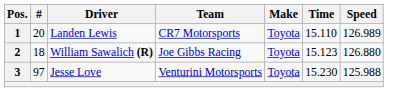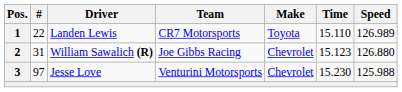(39, 33) 20 -> (39, 33) 22
(39, 52) 18 -> (39, 52) 31
(284, 52) Toyota -> (291, 52) Chevrolet
(284, 72) Toyota -> (291, 72) Chevrolet
